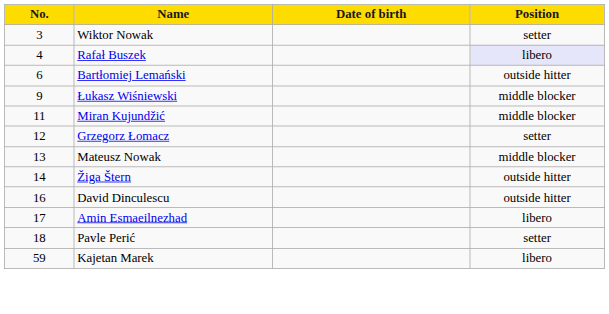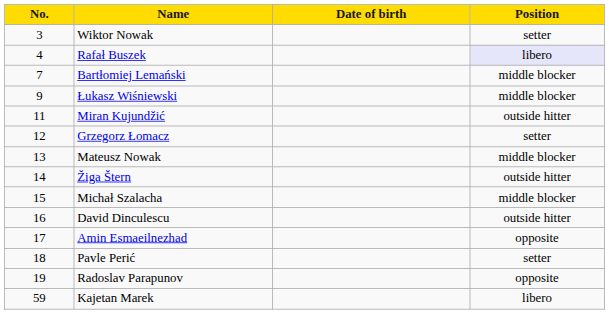(39, 75) 6 -> (39, 75) 7
(537, 75) outside hitter -> (537, 75) middle blocker
(537, 116) middle blocker -> (537, 116) outside hitter
+ row: (120, 197)
(537, 217) libero -> (537, 237) opposite
+ row: (130, 278)
